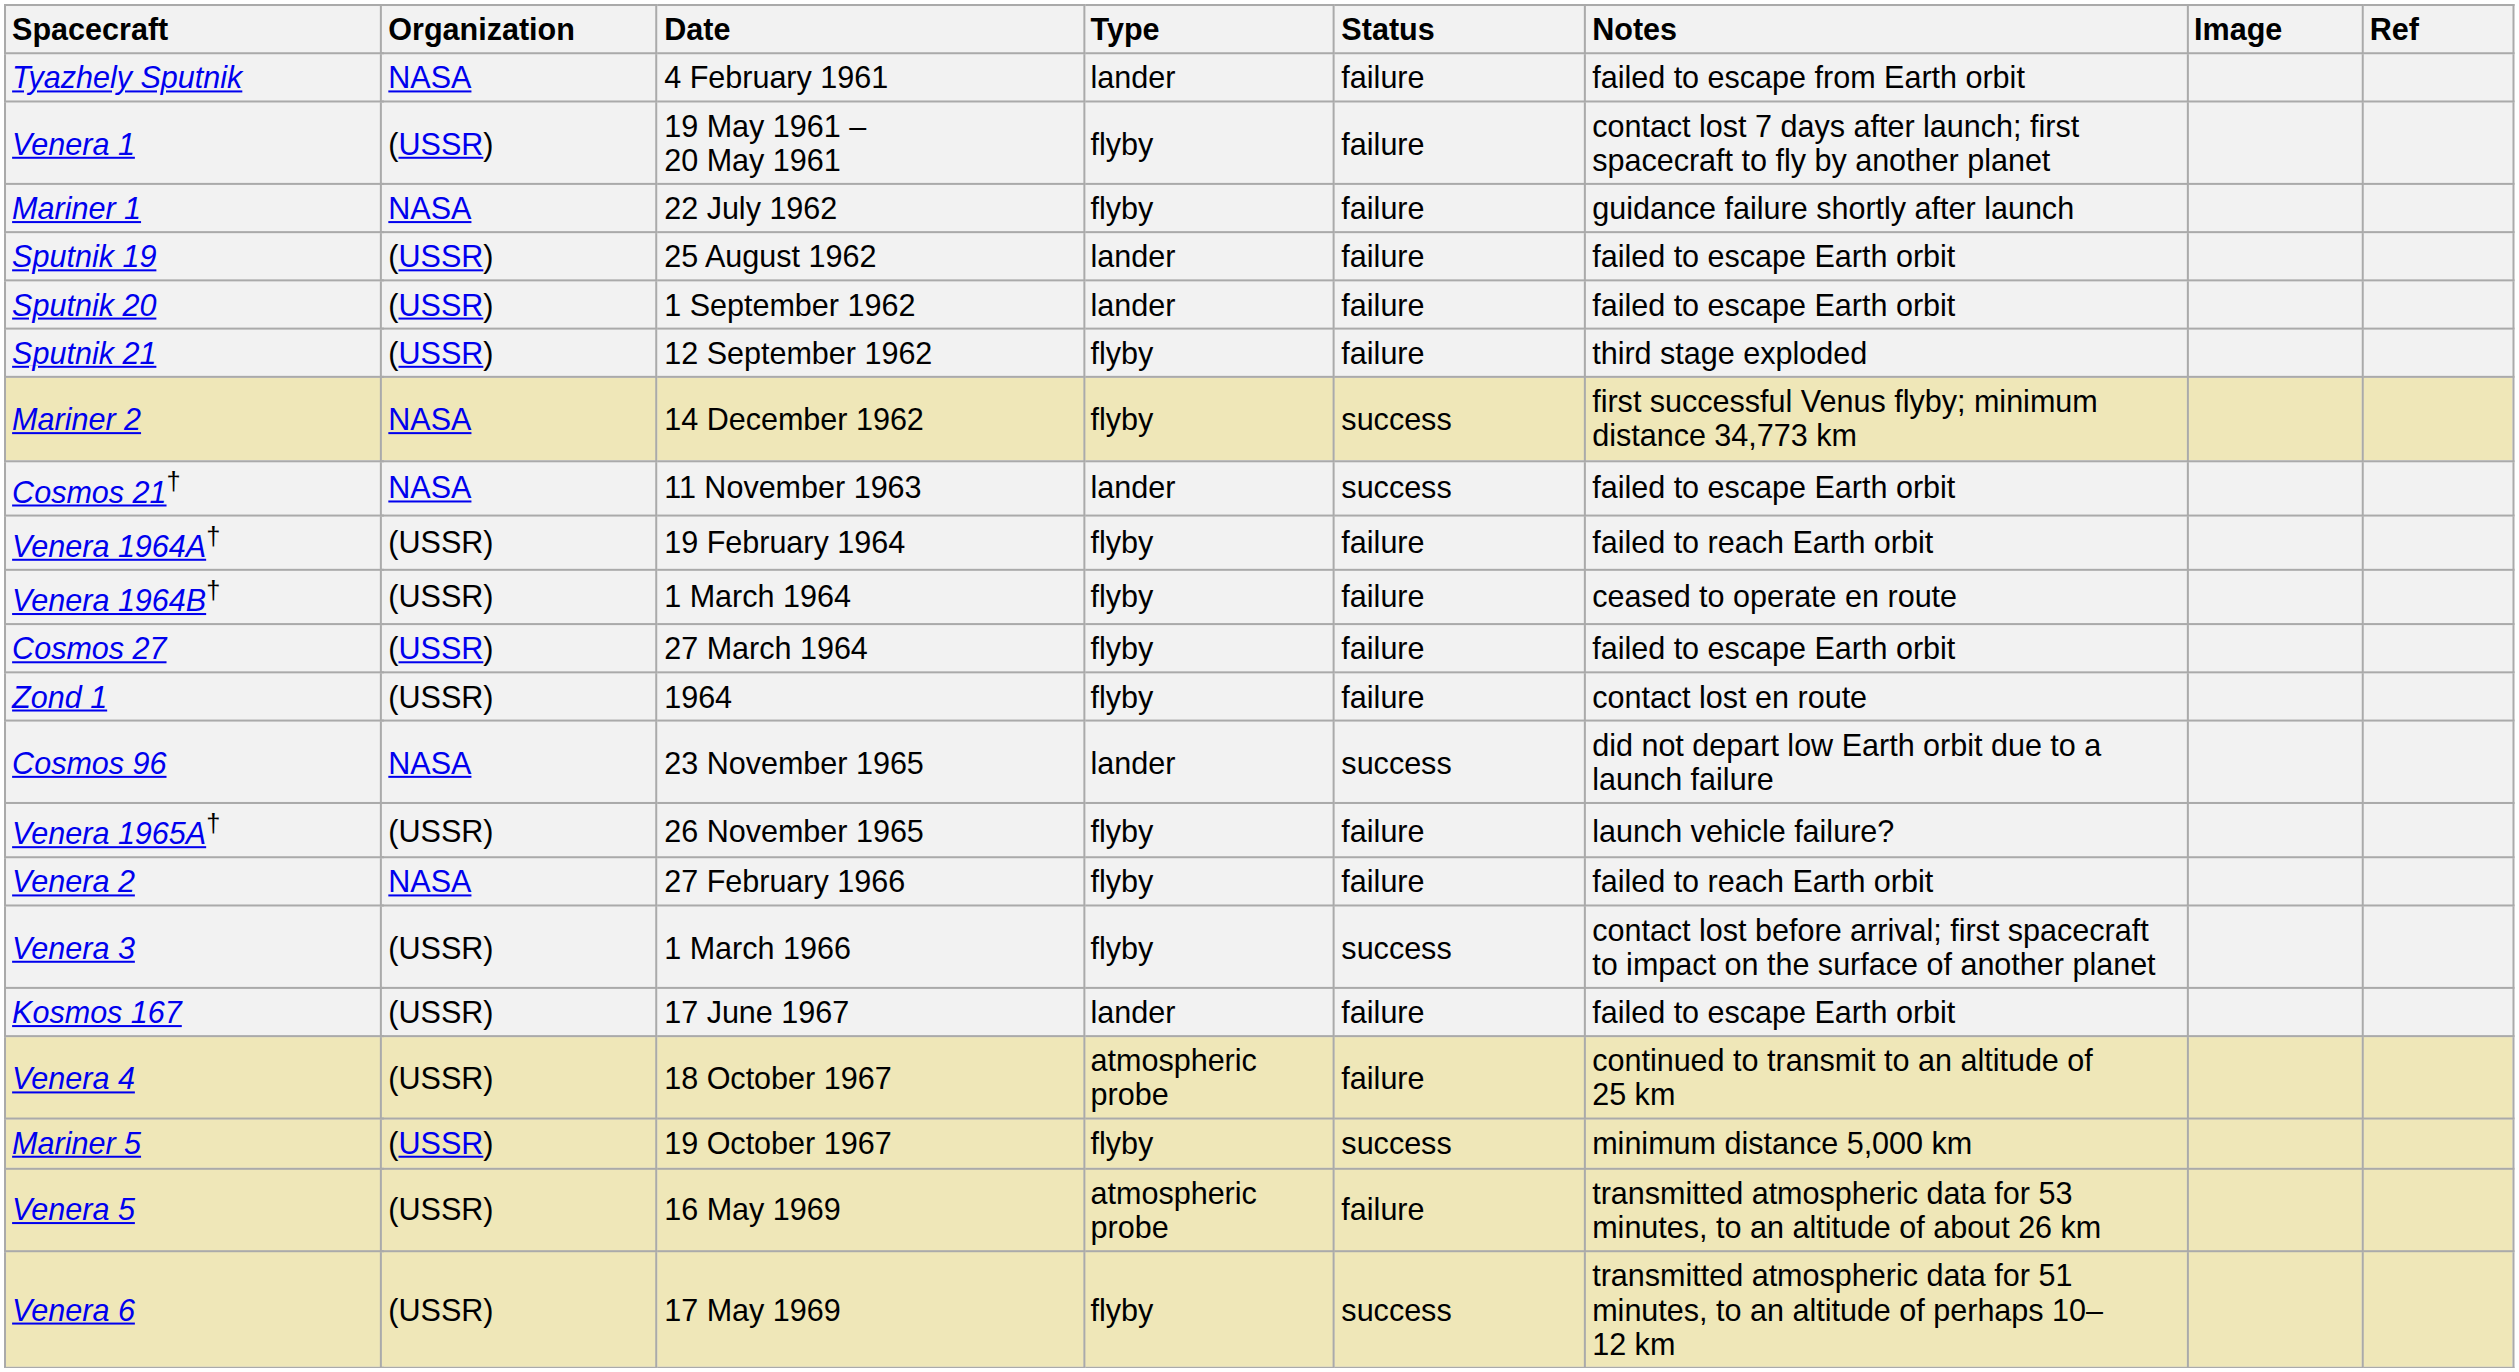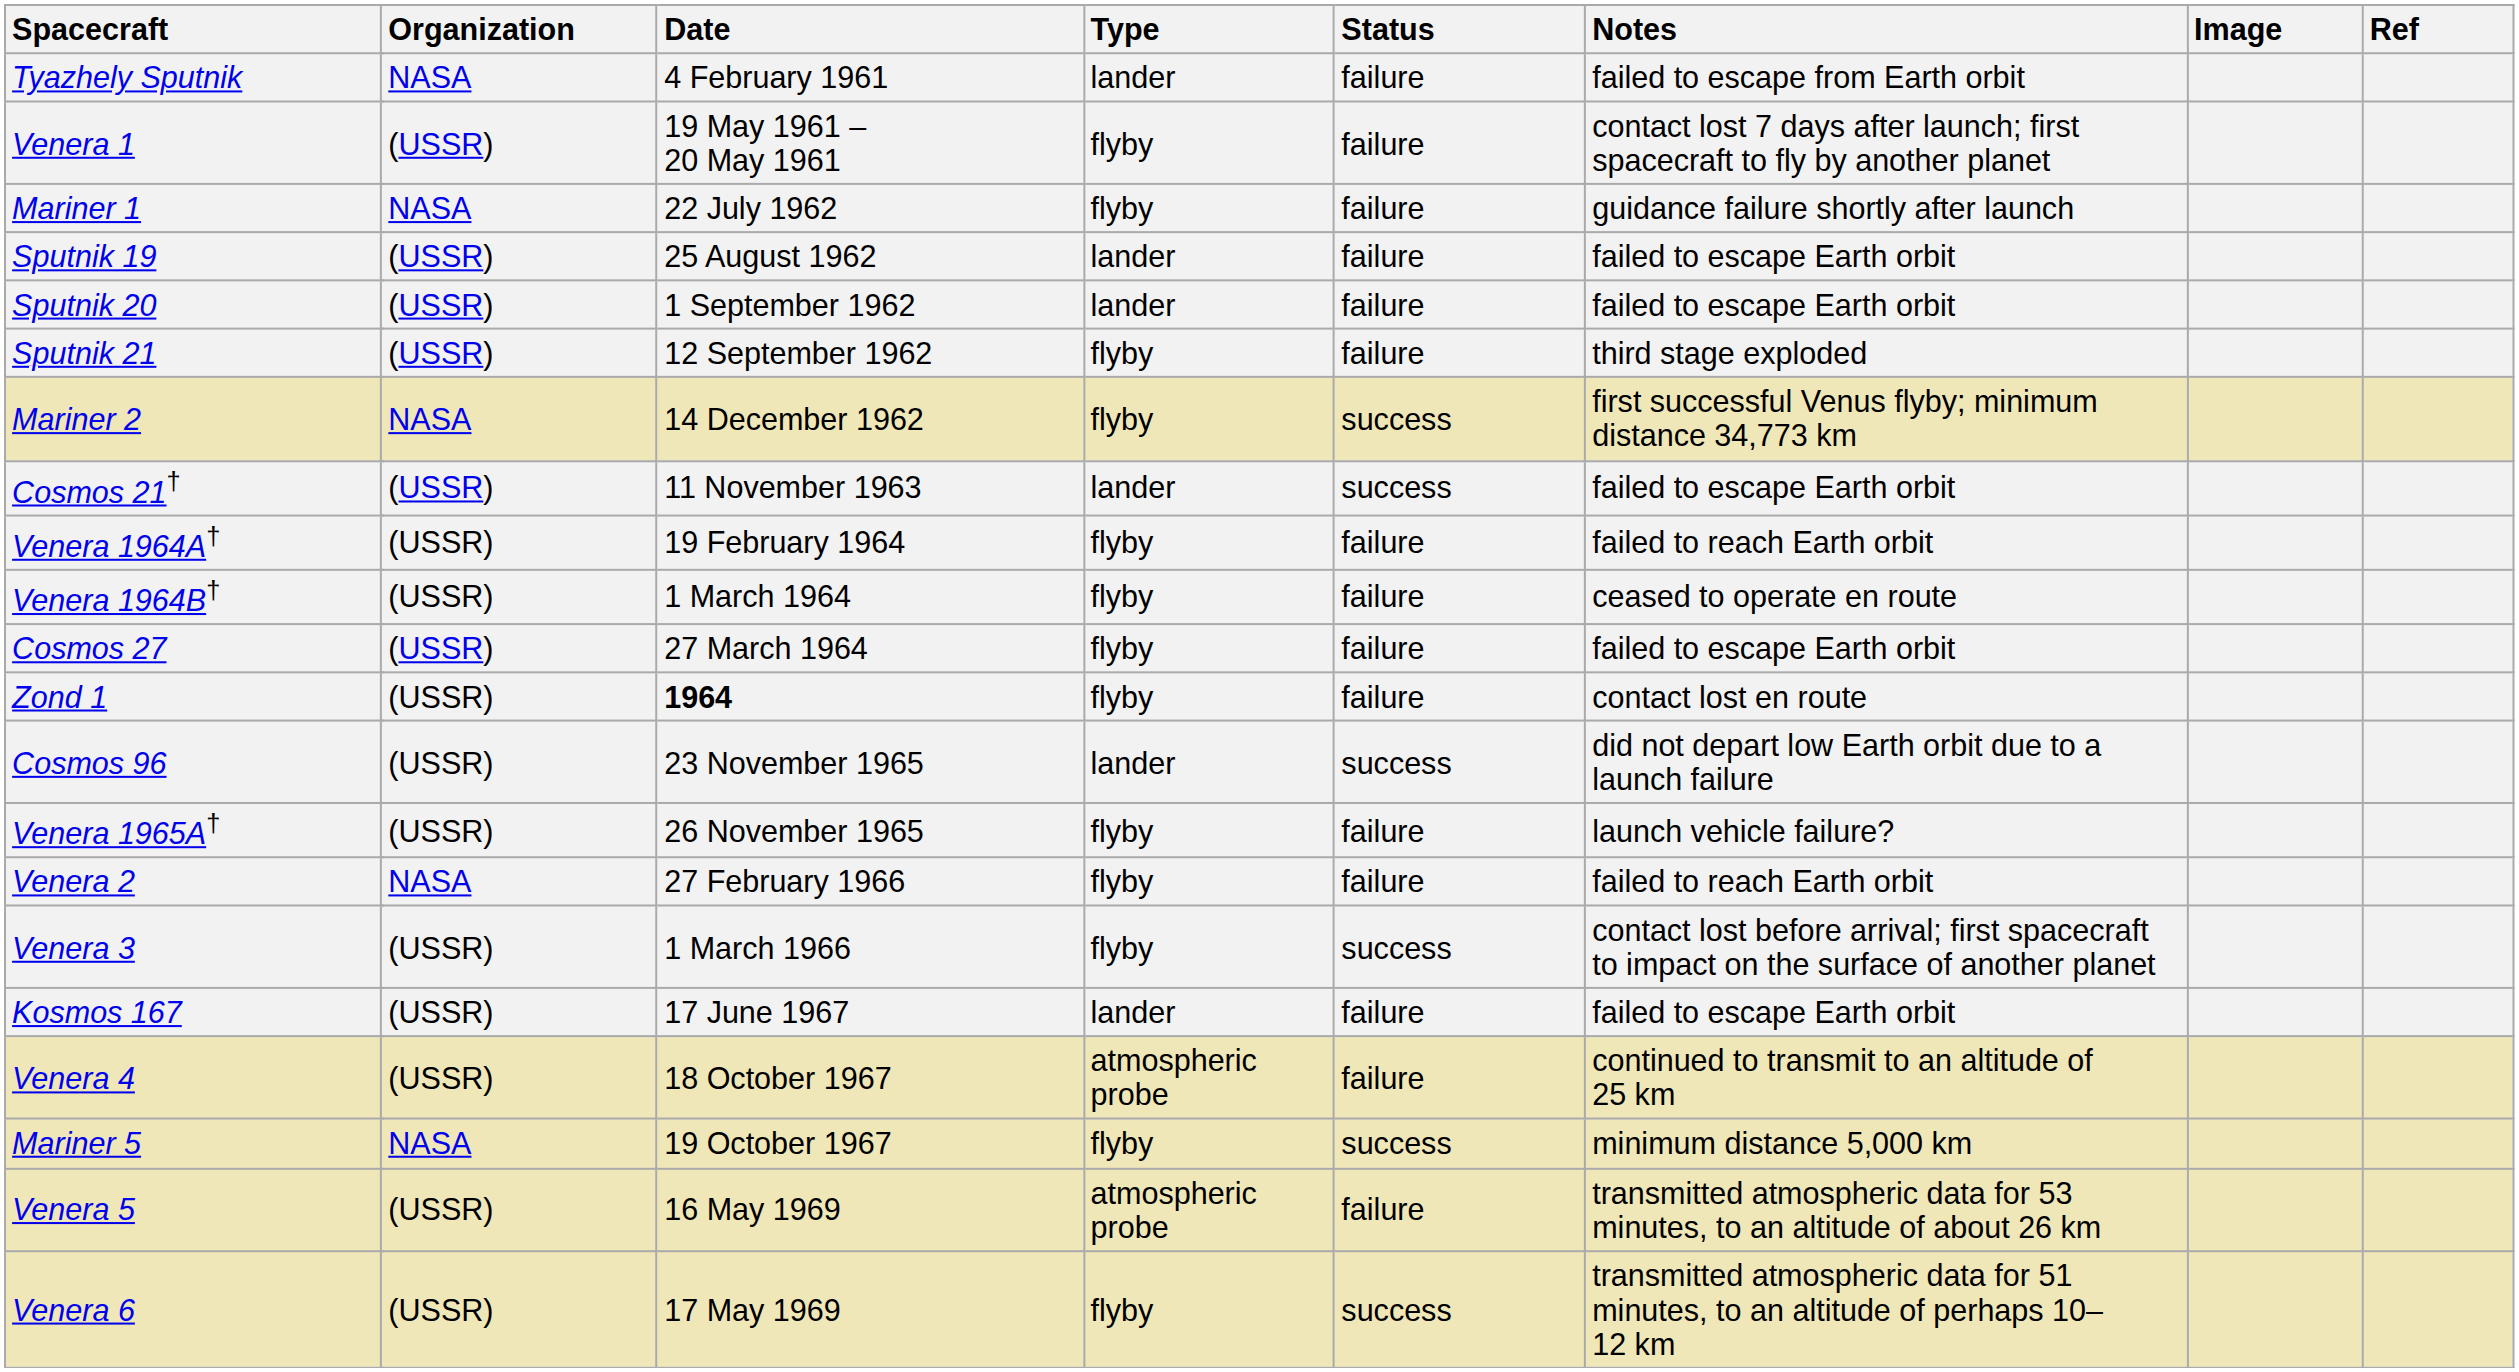(430, 488) NASA -> (441, 488) (USSR)
(698, 697) normal -> (698, 697) bold
(430, 762) NASA -> (441, 762) (USSR)
(441, 1144) (USSR) -> (430, 1144) NASA
